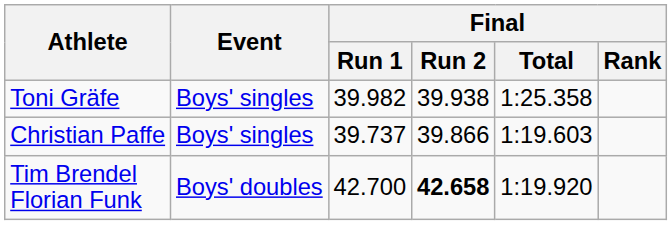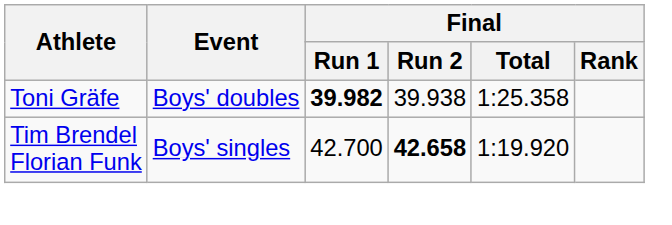(245, 98) Boys' singles -> (226, 98) Boys' doubles
(370, 98) normal -> (347, 98) bold
- row: (88, 135)
(249, 186) Boys' doubles -> (221, 149) Boys' singles
